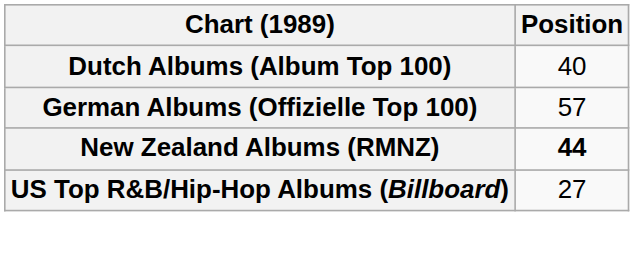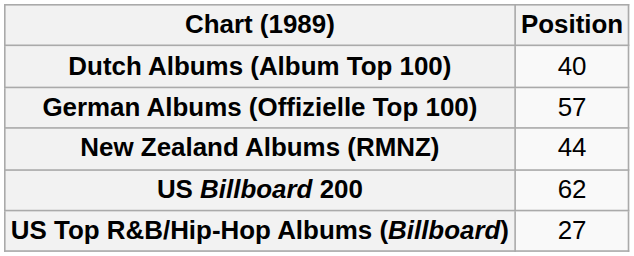(572, 148) bold -> (572, 148) normal
+ row: (260, 189)
